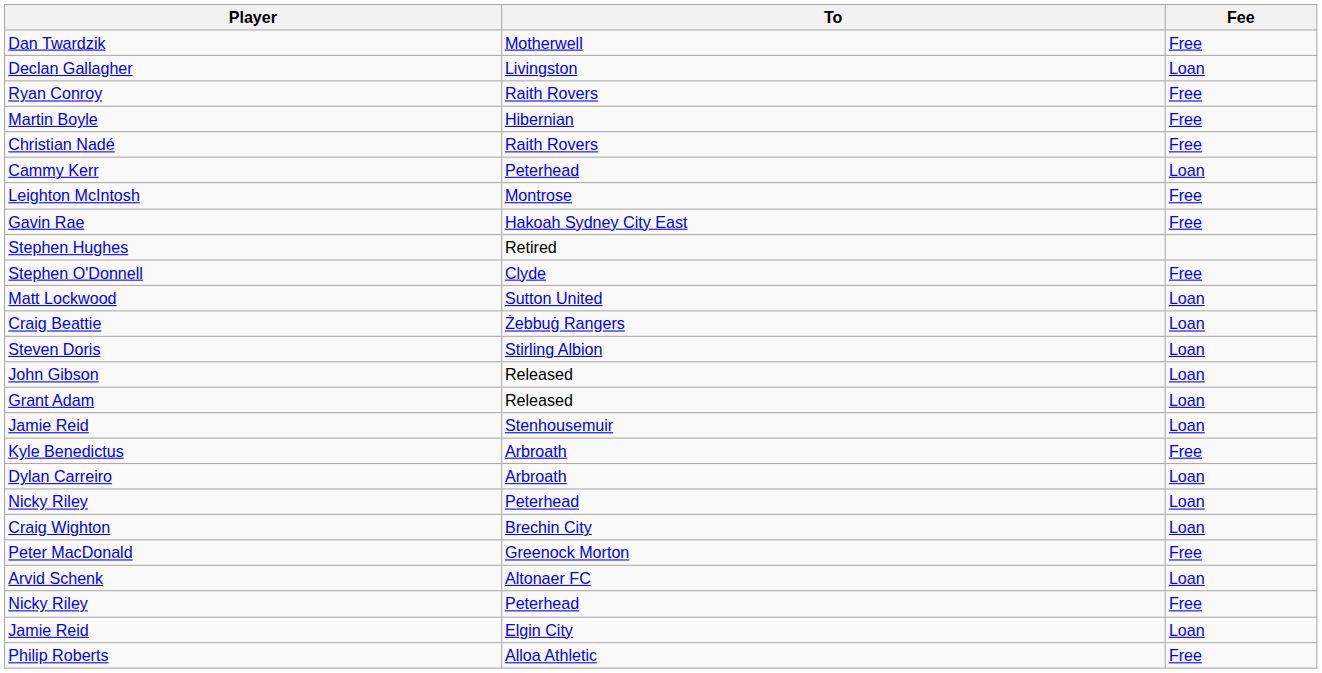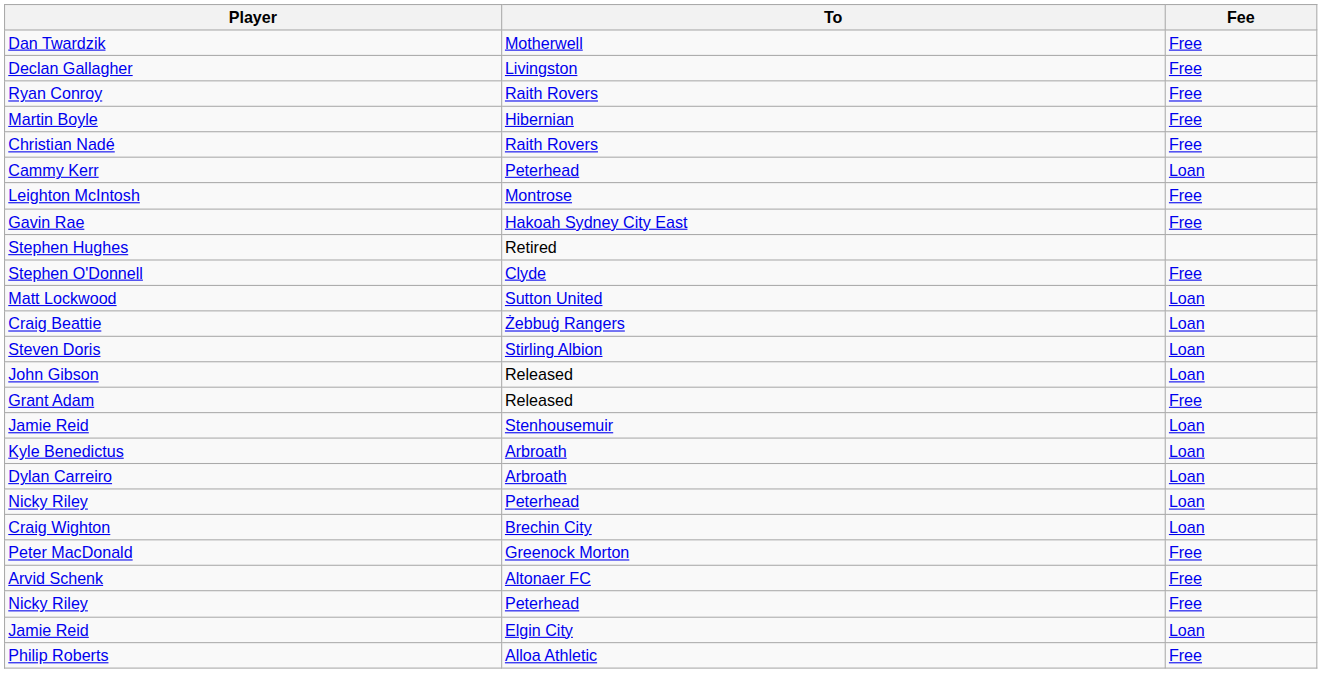(1187, 68) Loan -> (1185, 68) Free
(1187, 400) Loan -> (1185, 400) Free
(1185, 451) Free -> (1187, 451) Loan
(1187, 579) Loan -> (1185, 579) Free
